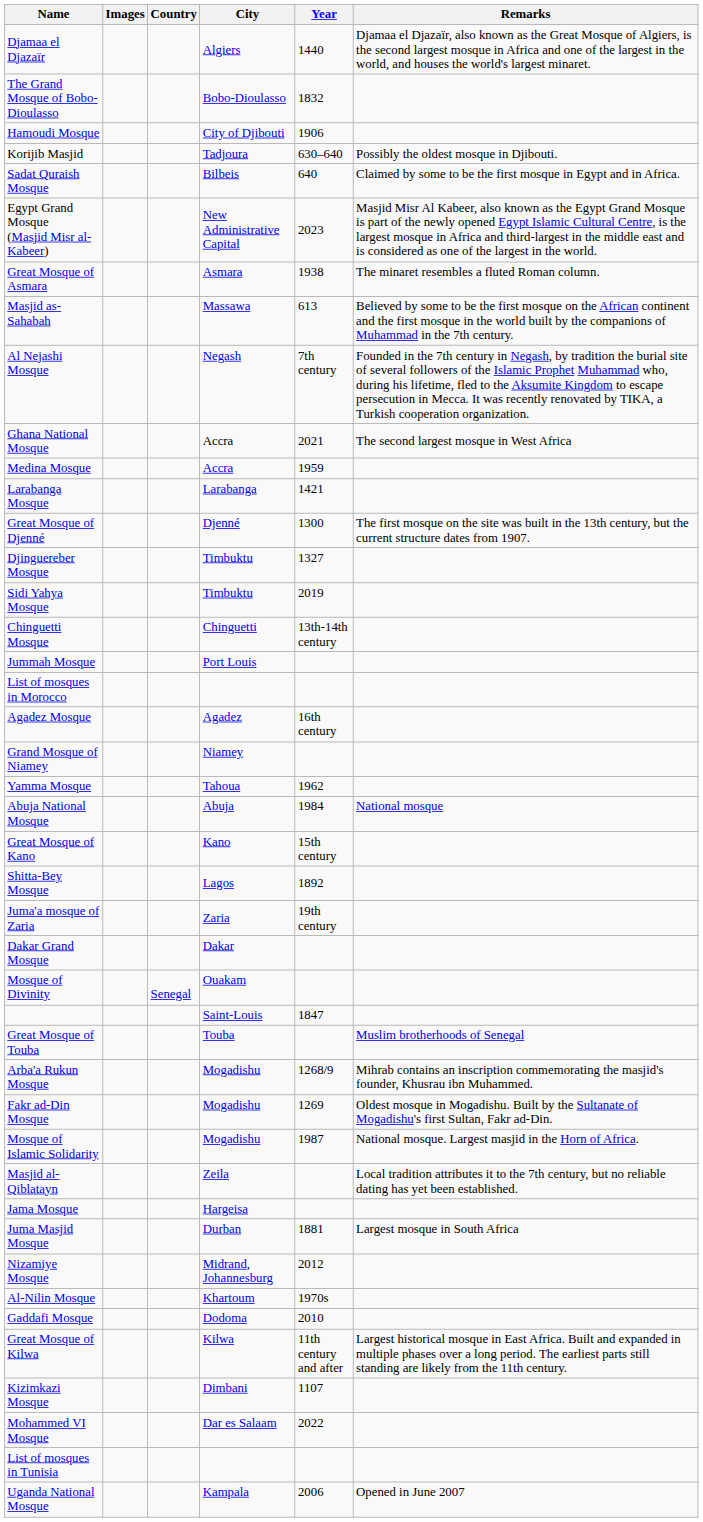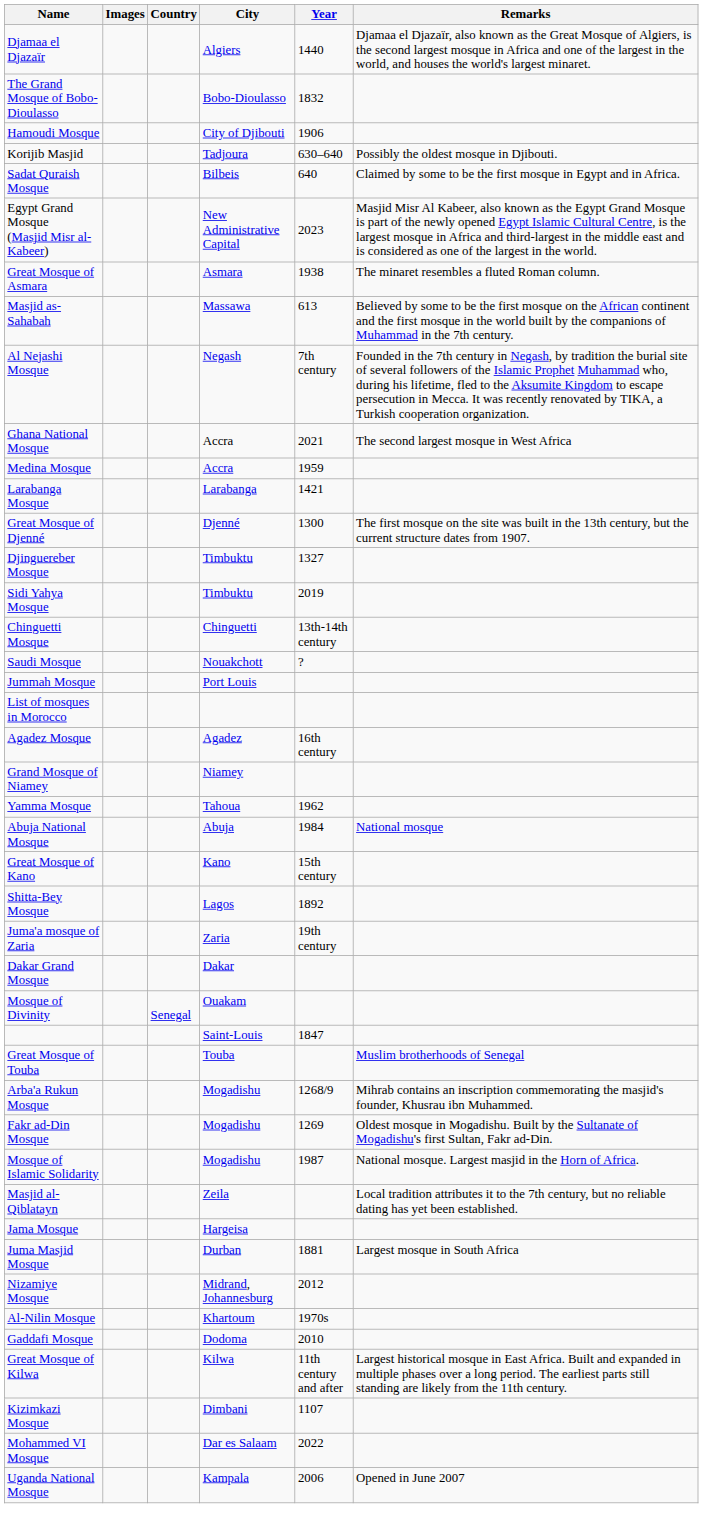+ row: (44, 662)
- row: (48, 1464)
